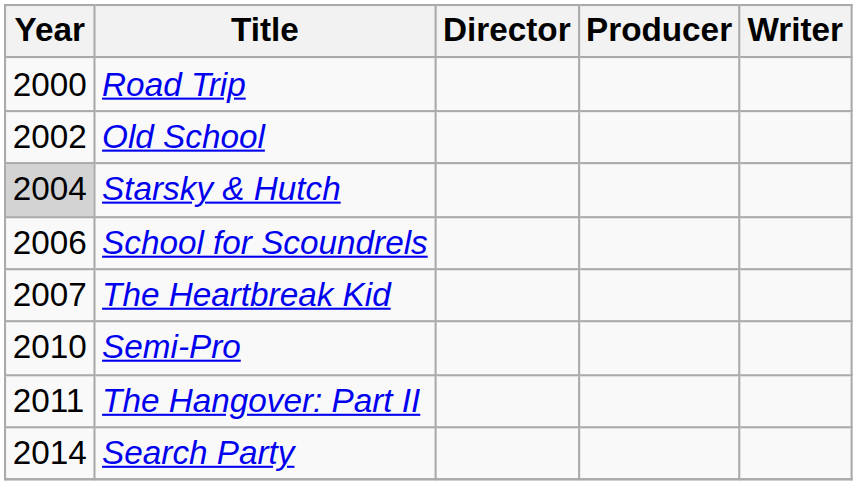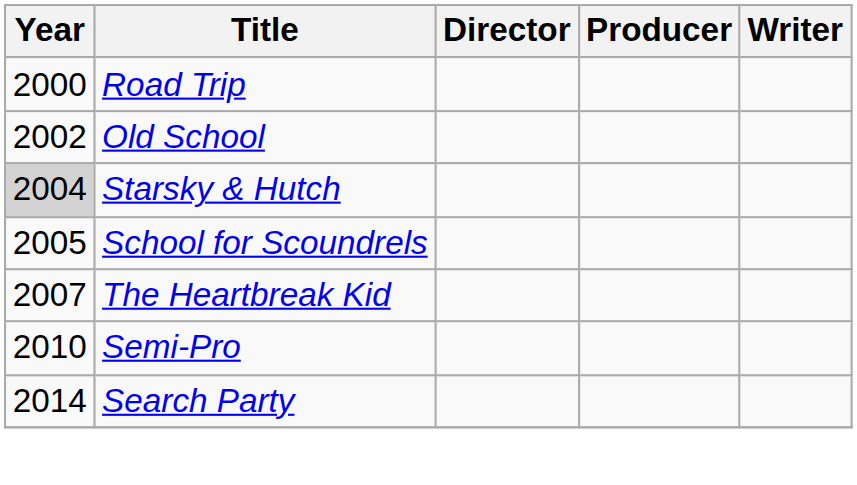(50, 242) 2006 -> (50, 242) 2005
- row: (261, 400)
